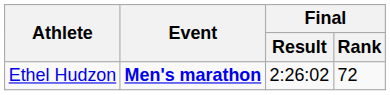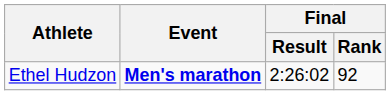(348, 75) 72 -> (348, 75) 92
